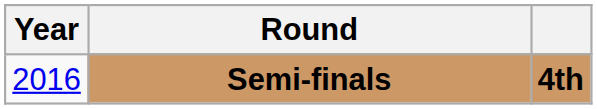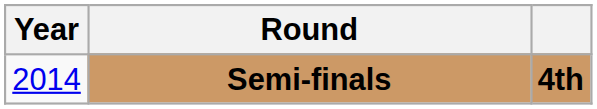(47, 78) 2016 -> (47, 78) 2014
